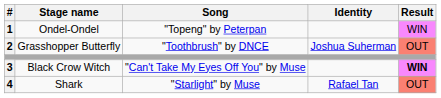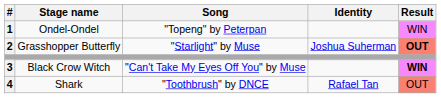(215, 46) "Toothbrush" by DNCE -> (215, 46) "Starlight" by Muse
(417, 46) normal -> (417, 46) bold
(215, 84) "Starlight" by Muse -> (215, 84) "Toothbrush" by DNCE
